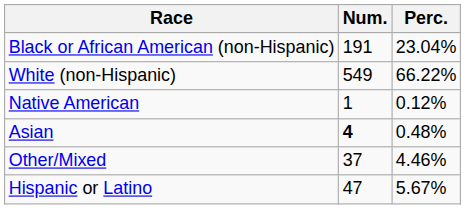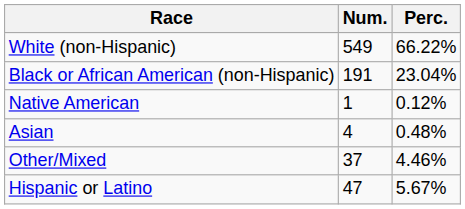rows swapped: (92, 75) <-> (172, 47)
(348, 132) bold -> (348, 132) normal
